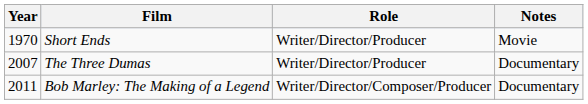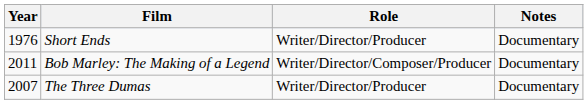(23, 39) 1970 -> (23, 39) 1976
(518, 39) Movie -> (539, 39) Documentary
rows swapped: (98, 63) <-> (157, 87)
